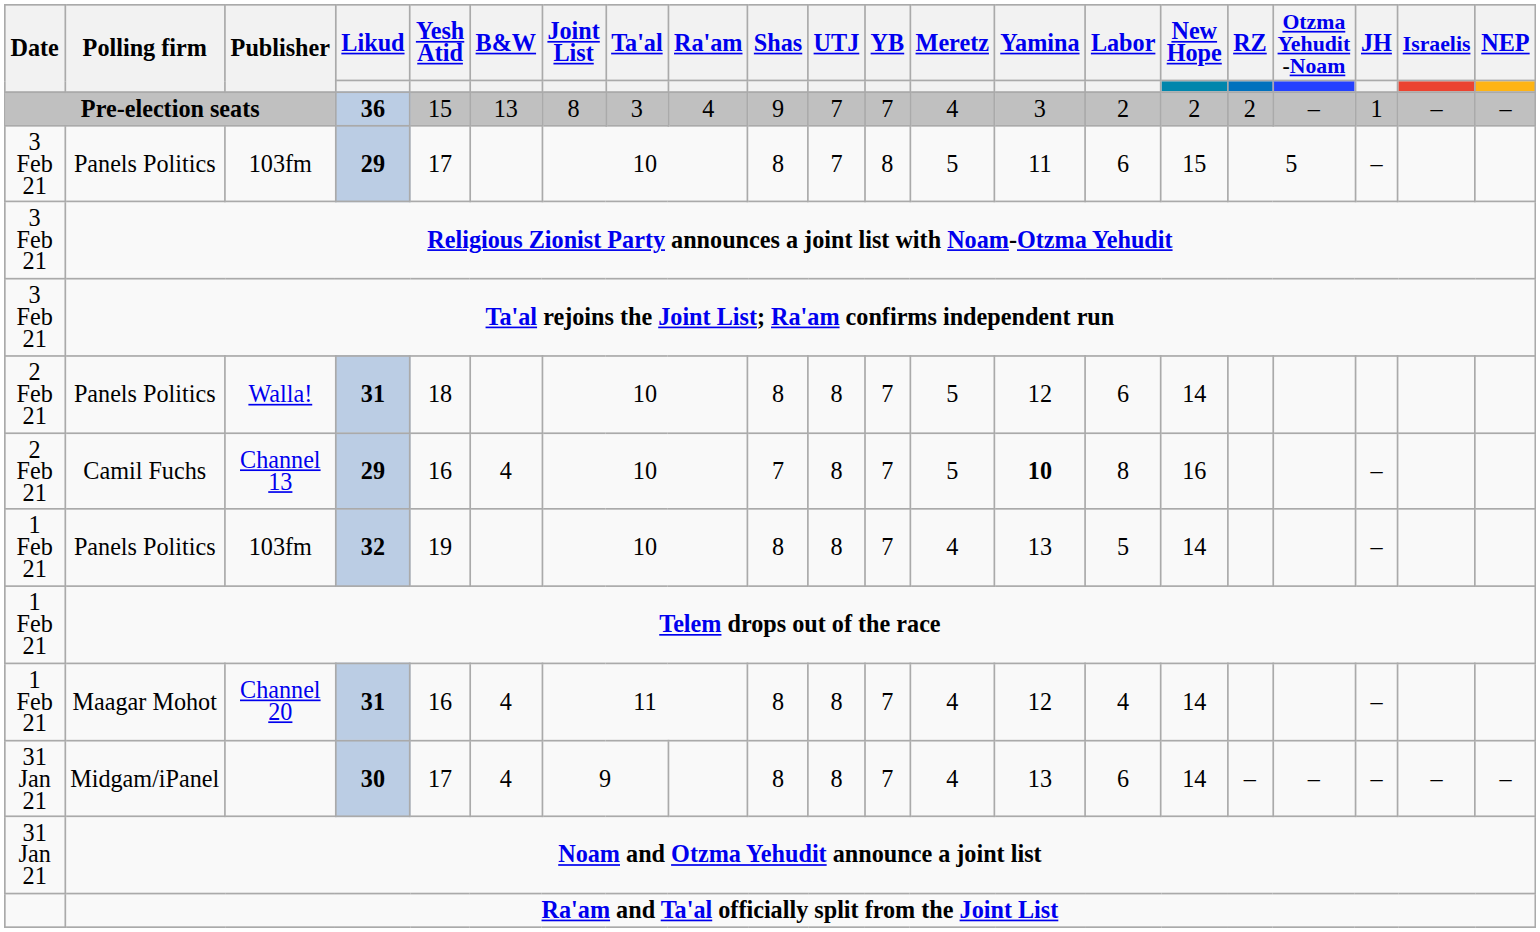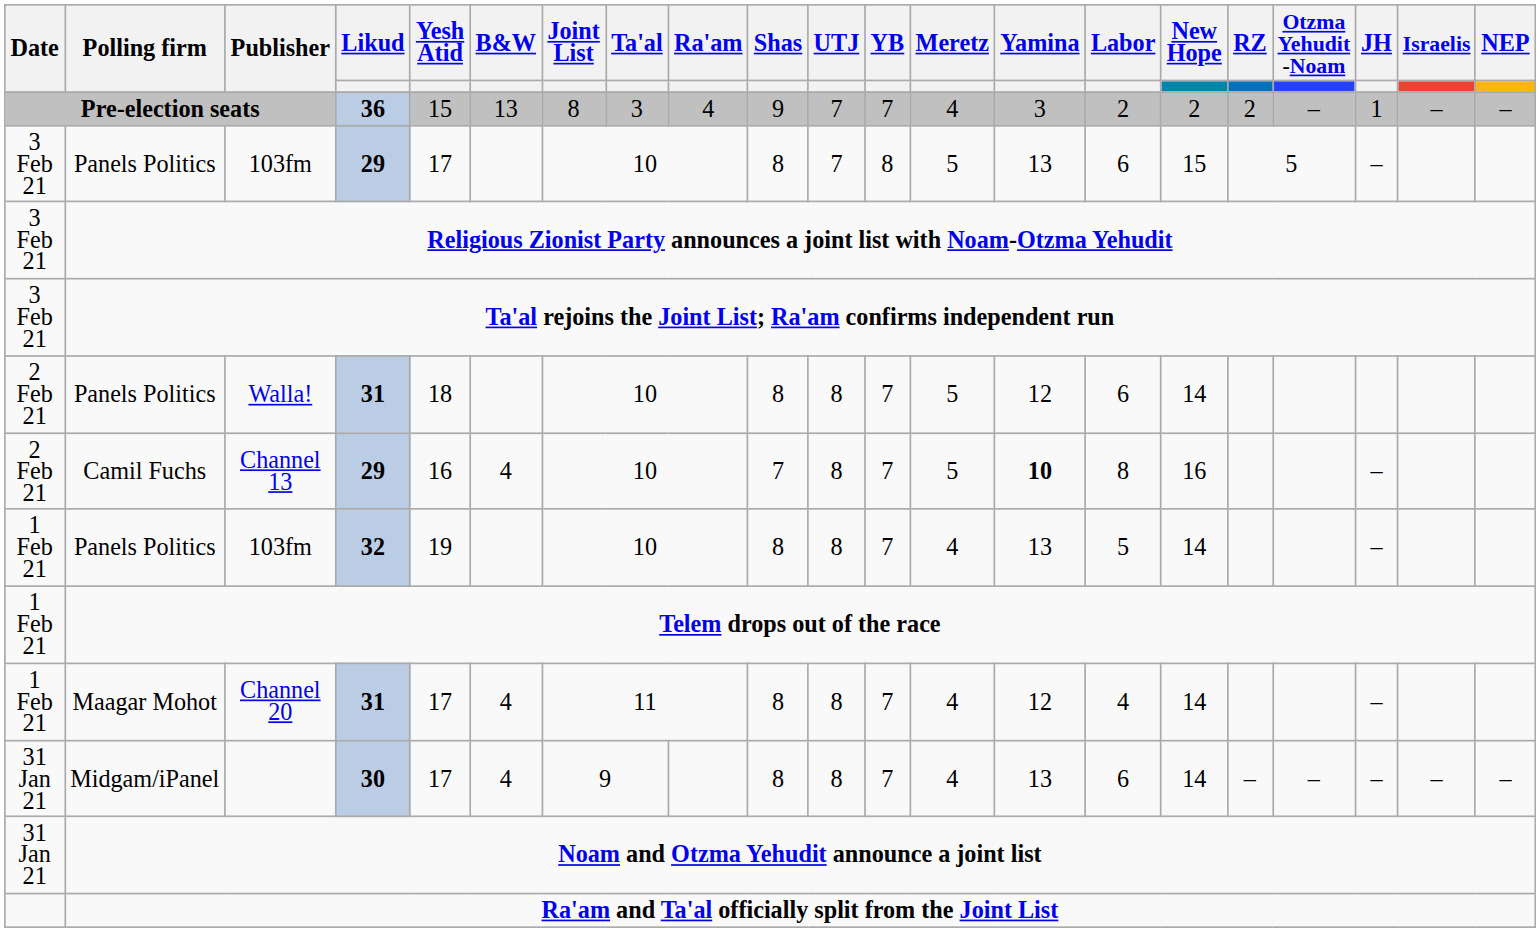(1040, 163) 11 -> (1040, 163) 13
(440, 701) 16 -> (440, 701) 17
